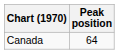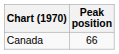(92, 40) 64 -> (92, 40) 66
